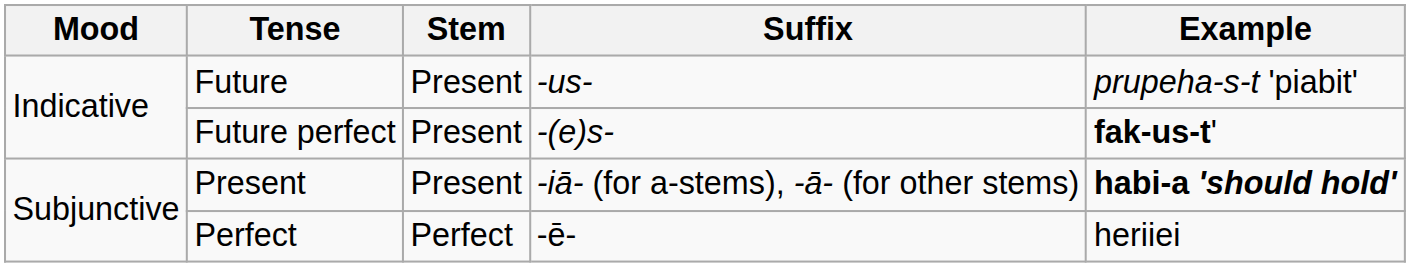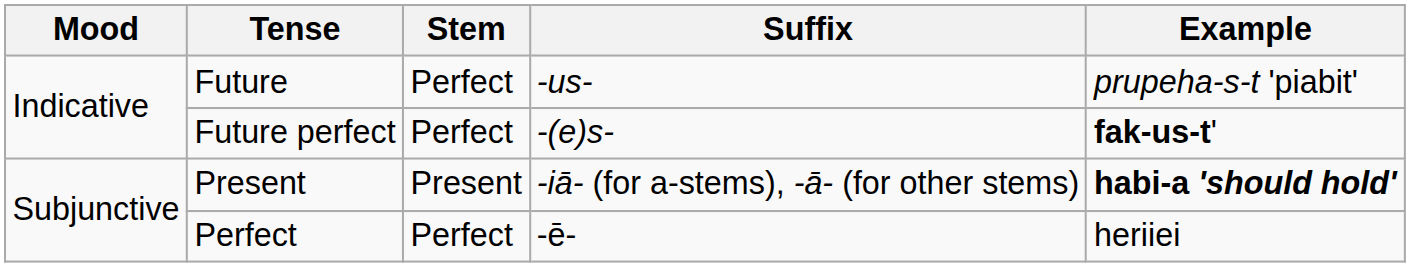(466, 81) Present -> (462, 81) Perfect
(466, 132) Present -> (462, 132) Perfect
